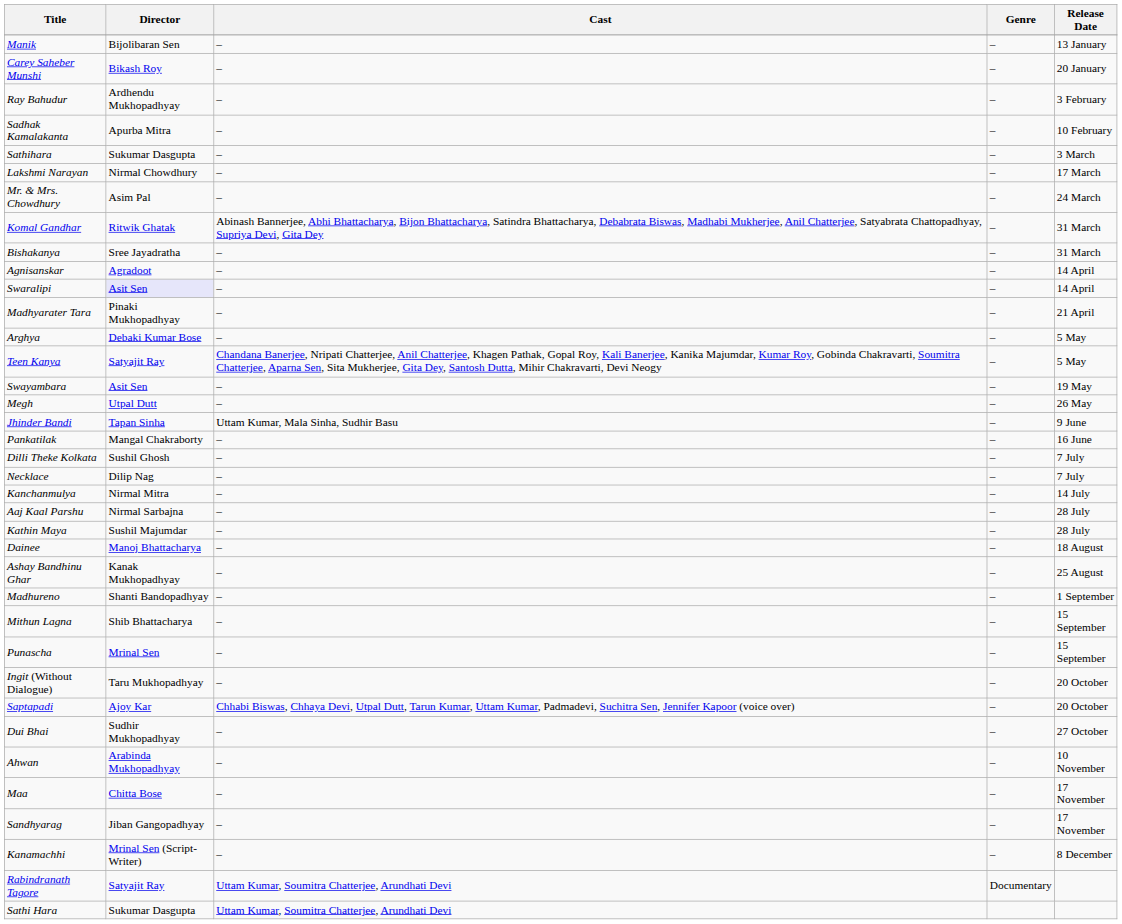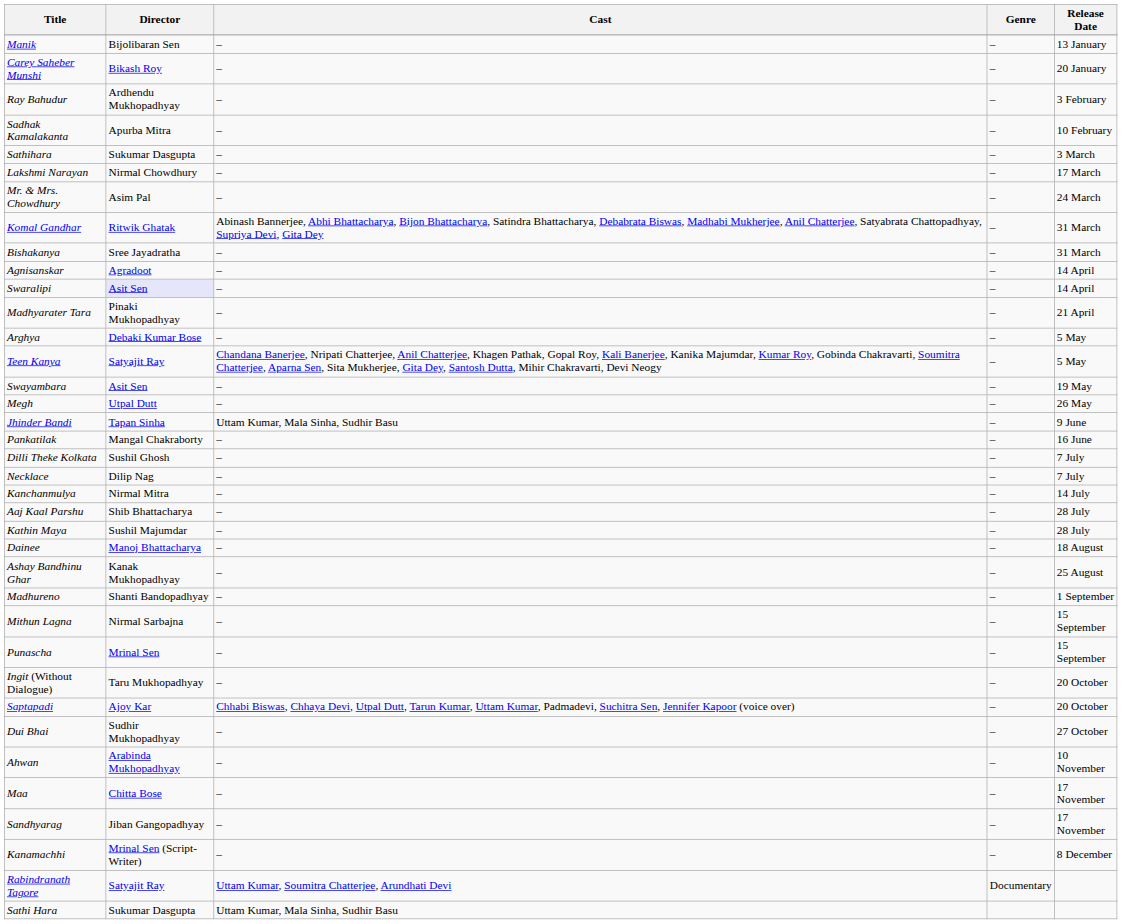(146, 512) Nirmal Sarbajna -> (150, 512) Shib Bhattacharya
(150, 621) Shib Bhattacharya -> (146, 621) Nirmal Sarbajna
(334, 910) Uttam Kumar, Soumitra Chatterjee, Arundhati Devi -> (307, 910) Uttam Kumar, Mala Sinha, Sudhir Basu
